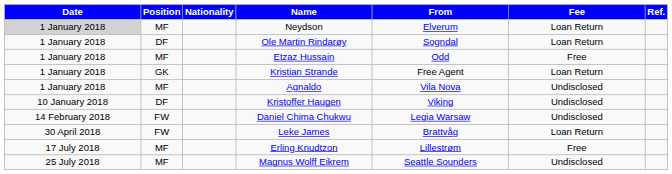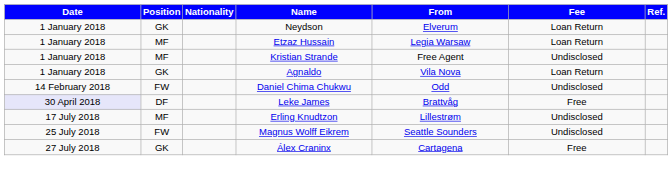(73, 27) lightgrey background -> (73, 27) no background
(162, 27) MF -> (162, 27) GK
- row: (304, 42)
(440, 57) Odd -> (440, 42) Legia Warsaw
(577, 57) Free -> (577, 42) Loan Return
(162, 72) GK -> (162, 57) MF
(577, 72) Loan Return -> (577, 57) Undisclosed
(162, 87) MF -> (162, 72) GK
(577, 87) Undisclosed -> (577, 72) Loan Return
- row: (304, 102)
(440, 117) Legia Warsaw -> (440, 87) Odd
(73, 132) no background -> (73, 102) lavender background
(162, 132) FW -> (162, 102) DF
(577, 132) Loan Return -> (577, 102) Free
(577, 147) Free -> (577, 117) Undisclosed
(162, 162) MF -> (162, 132) FW
+ row: (304, 147)
